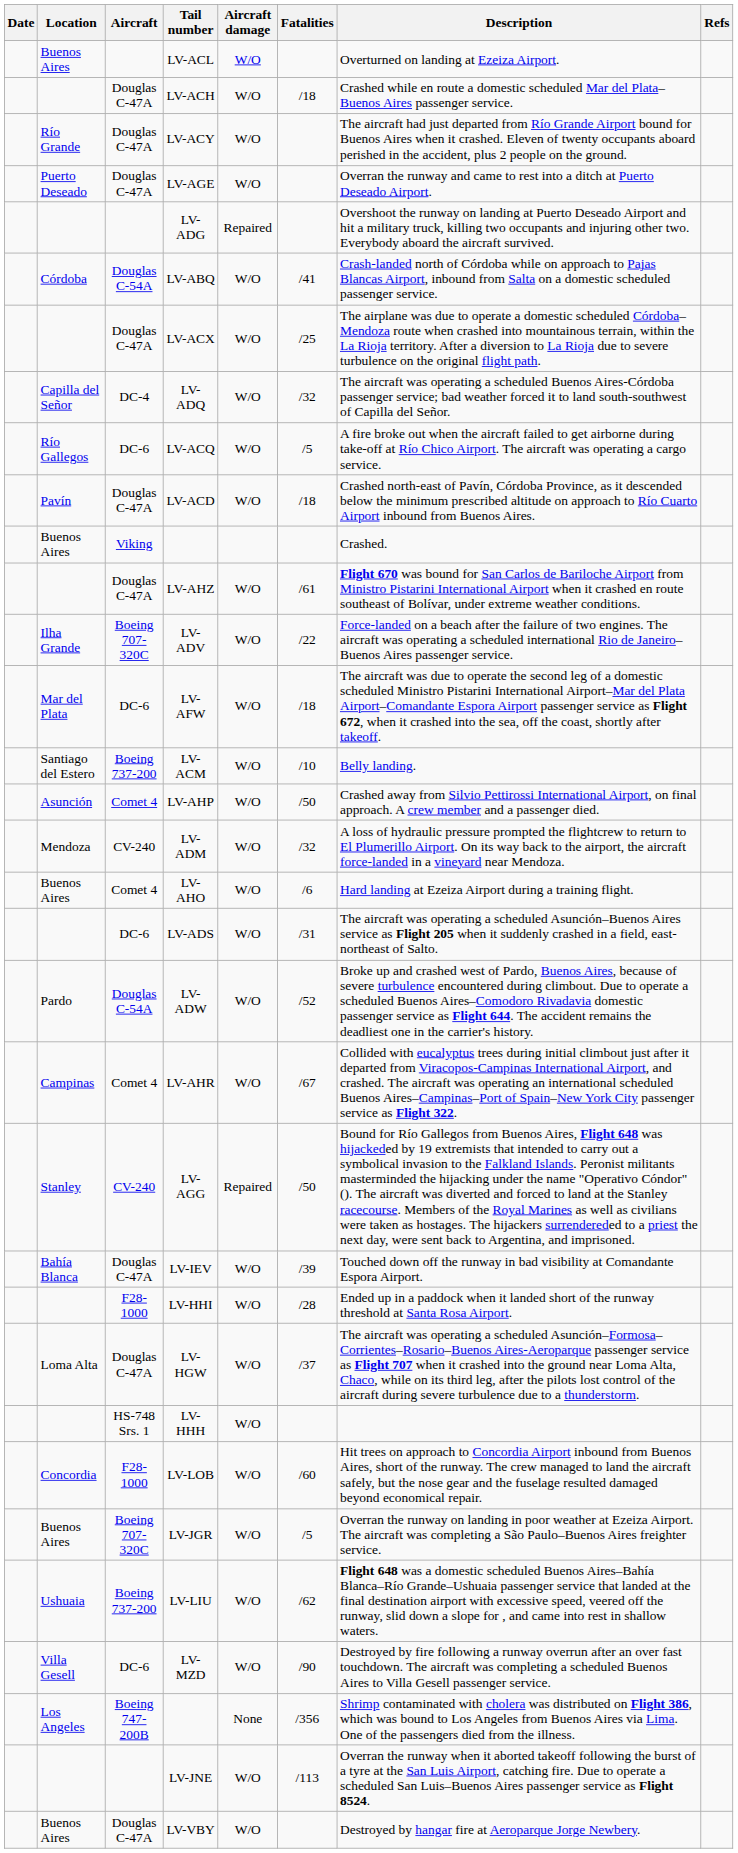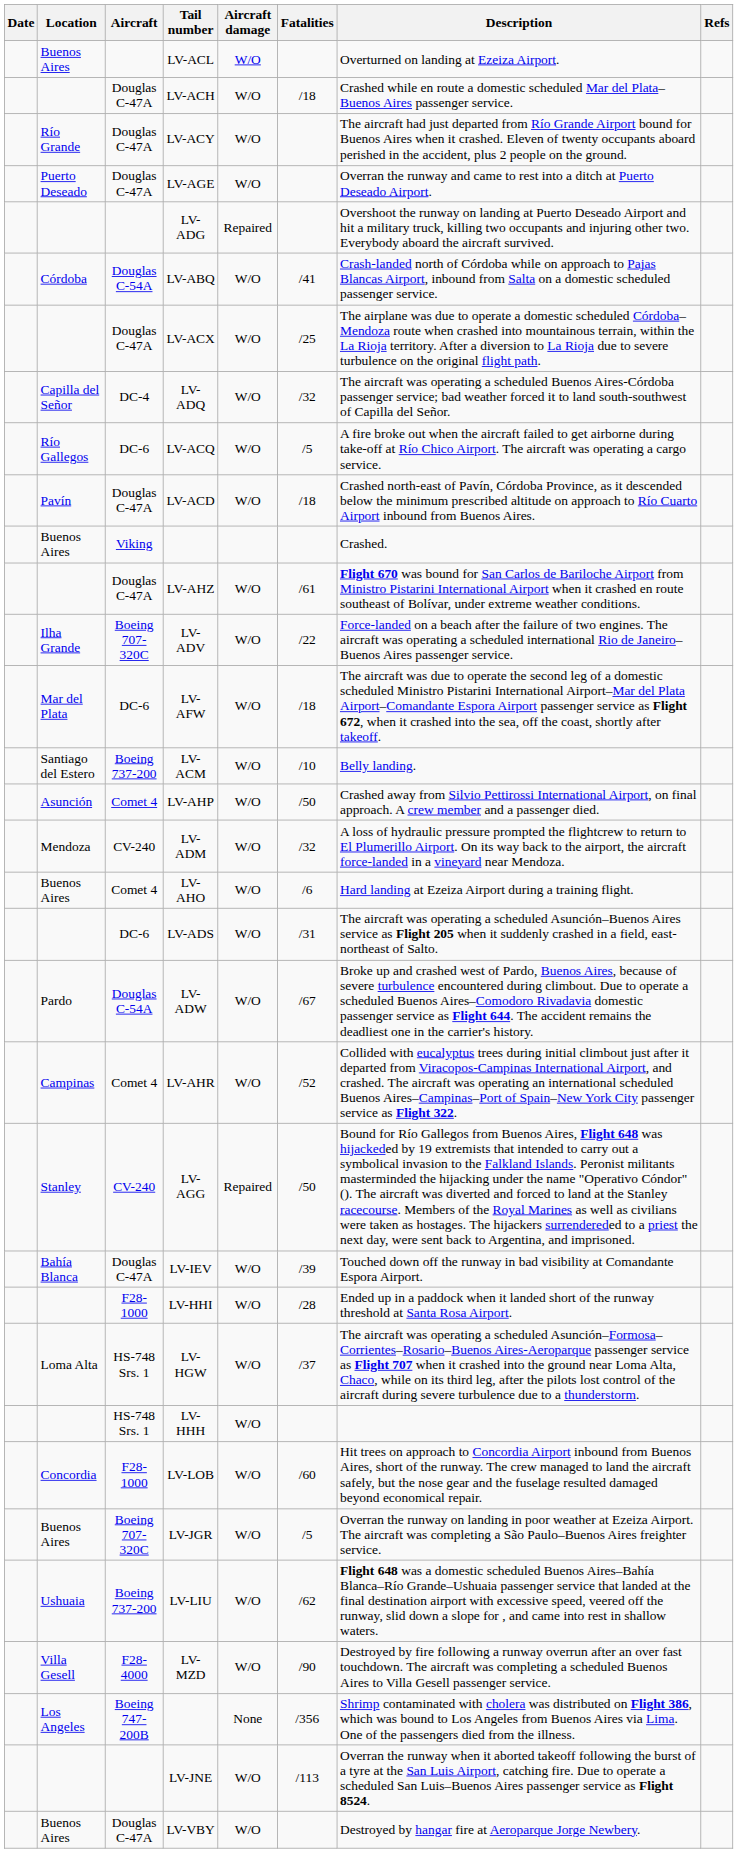(307, 1000) /52 -> (307, 1000) /67
(307, 1082) /67 -> (307, 1082) /52
(134, 1364) Douglas C-47A -> (134, 1364) HS-748 Srs. 1
(134, 1667) DC-6 -> (134, 1667) F28-4000
